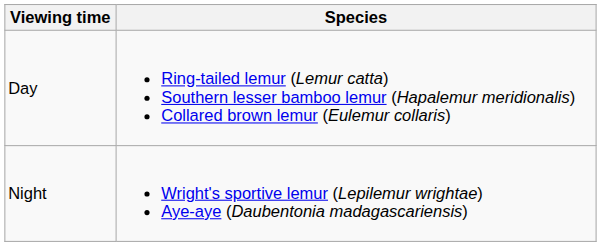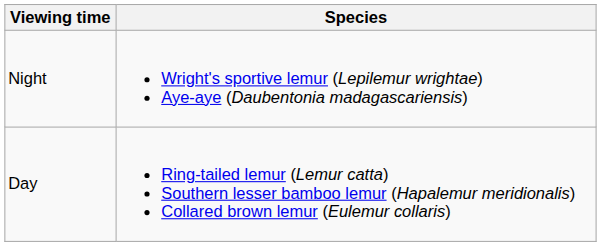rows swapped: (23, 87) <-> (27, 193)
